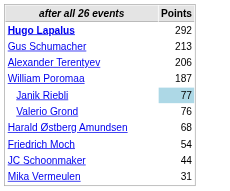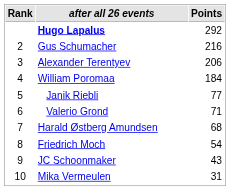+ column: (20, 13)
(183, 47) 213 -> (214, 47) 216
(183, 79) 187 -> (214, 79) 184
(186, 95) lightblue background -> (216, 95) no background
(186, 112) 76 -> (216, 112) 71
(186, 161) 44 -> (216, 161) 43
